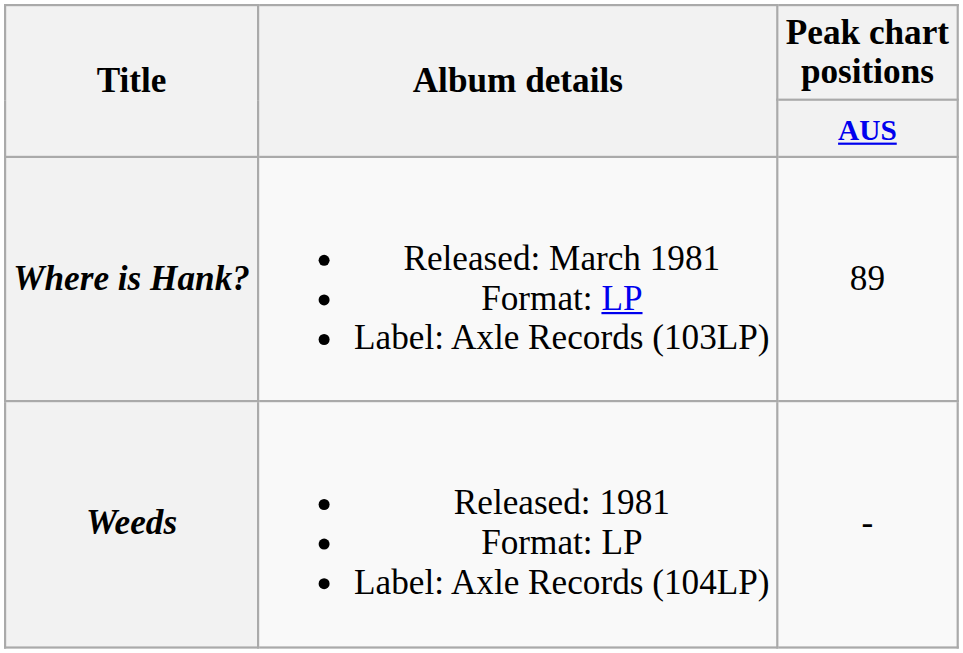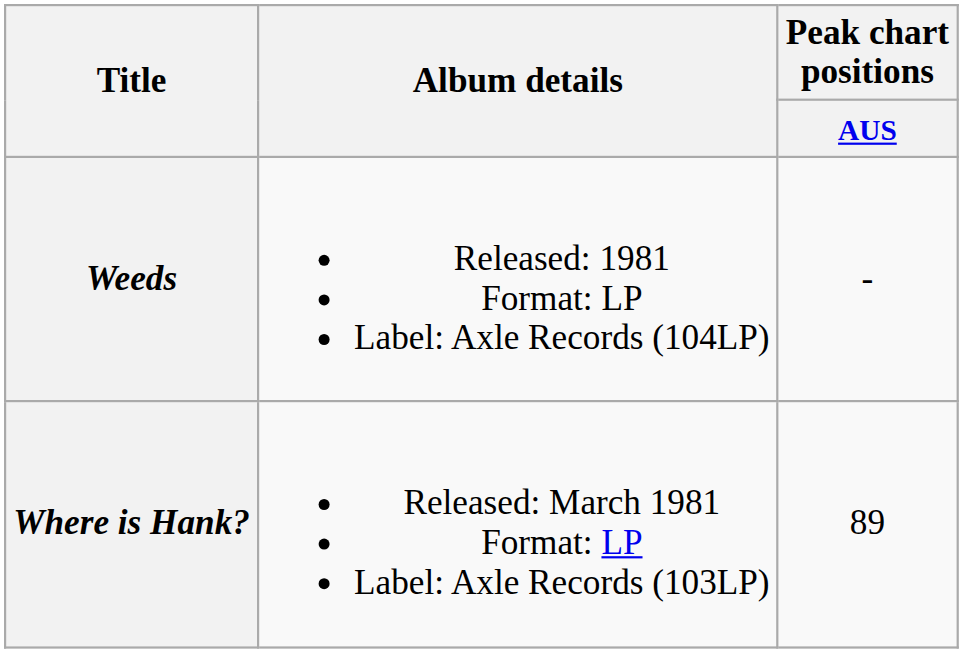rows swapped: (132, 278) <-> (132, 523)
